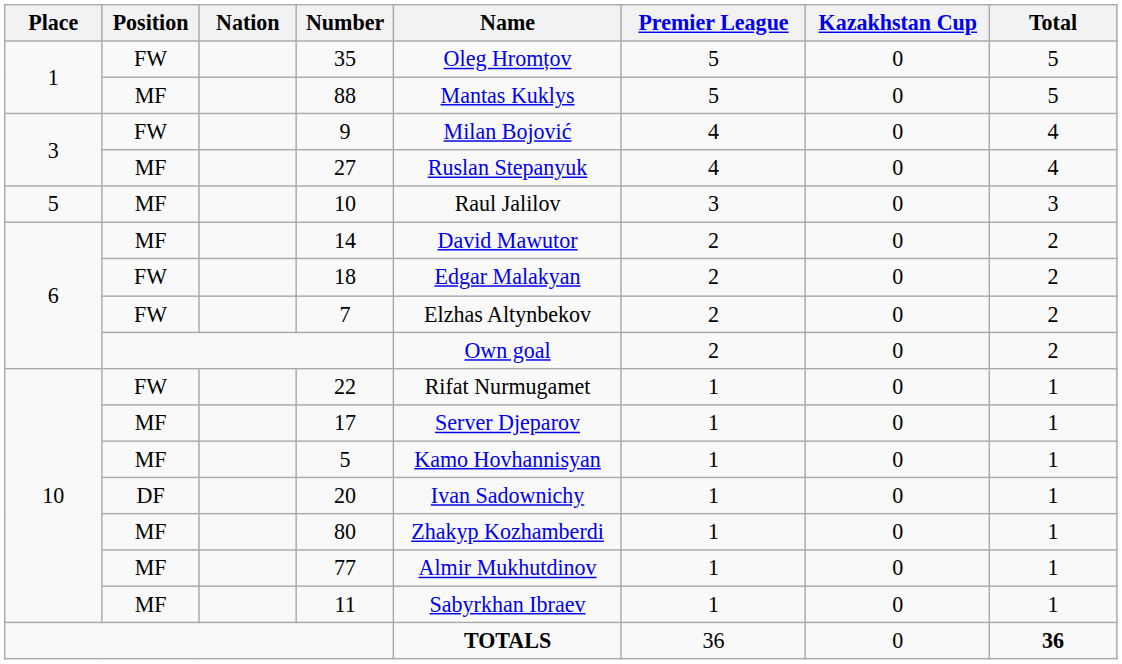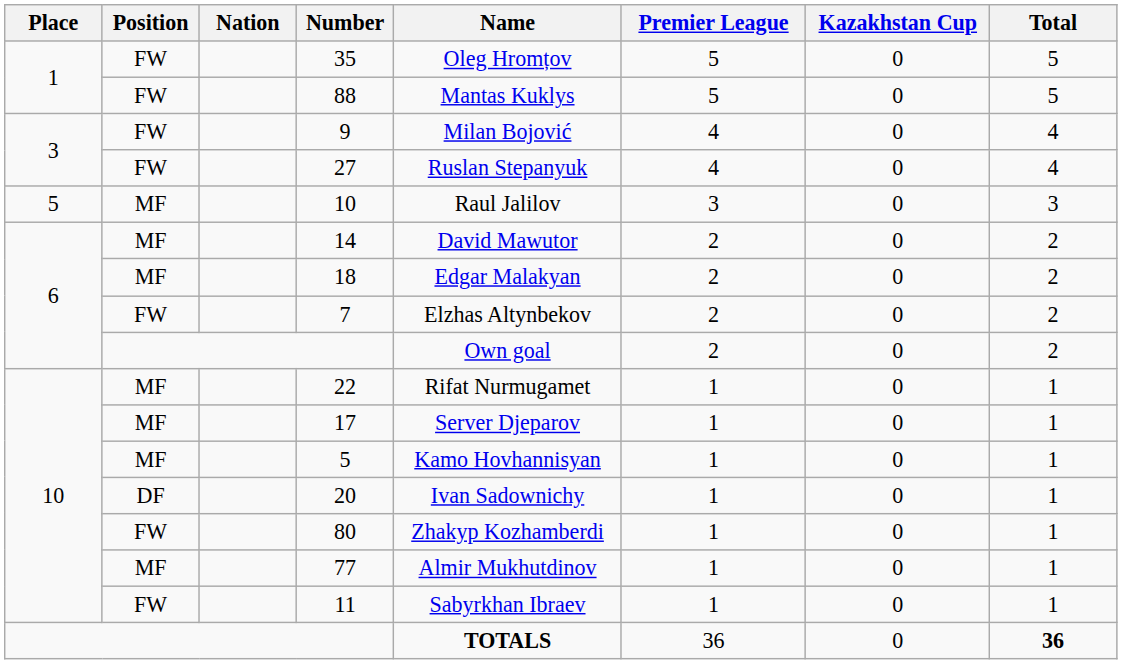(151, 95) MF -> (151, 95) FW
(151, 168) MF -> (151, 168) FW
(151, 277) FW -> (151, 277) MF
(151, 386) FW -> (151, 386) MF
(151, 531) MF -> (151, 531) FW
(151, 604) MF -> (151, 604) FW
